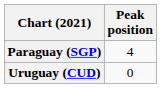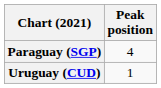(130, 72) 0 -> (130, 72) 1
